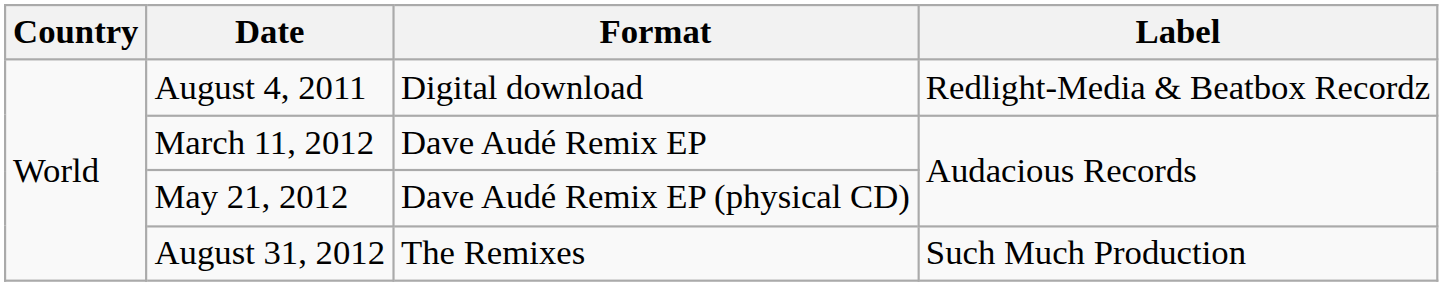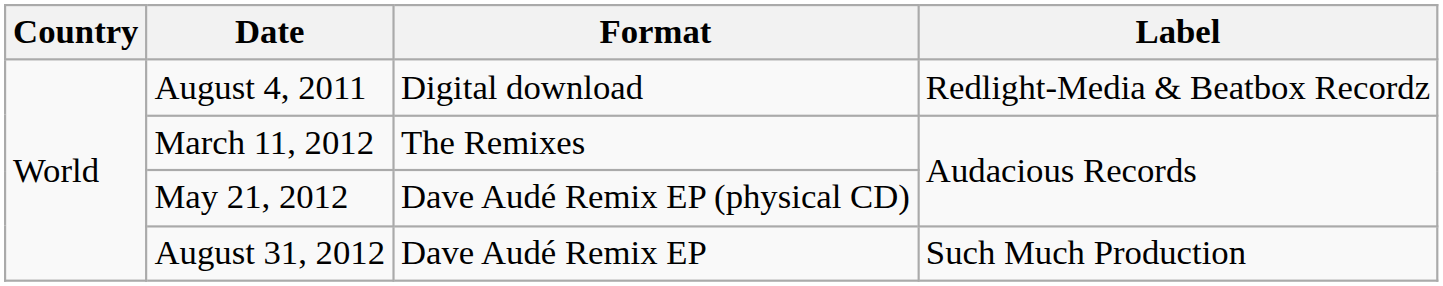(554, 142) Dave Audé Remix EP -> (493, 142) The Remixes
(493, 252) The Remixes -> (554, 252) Dave Audé Remix EP
